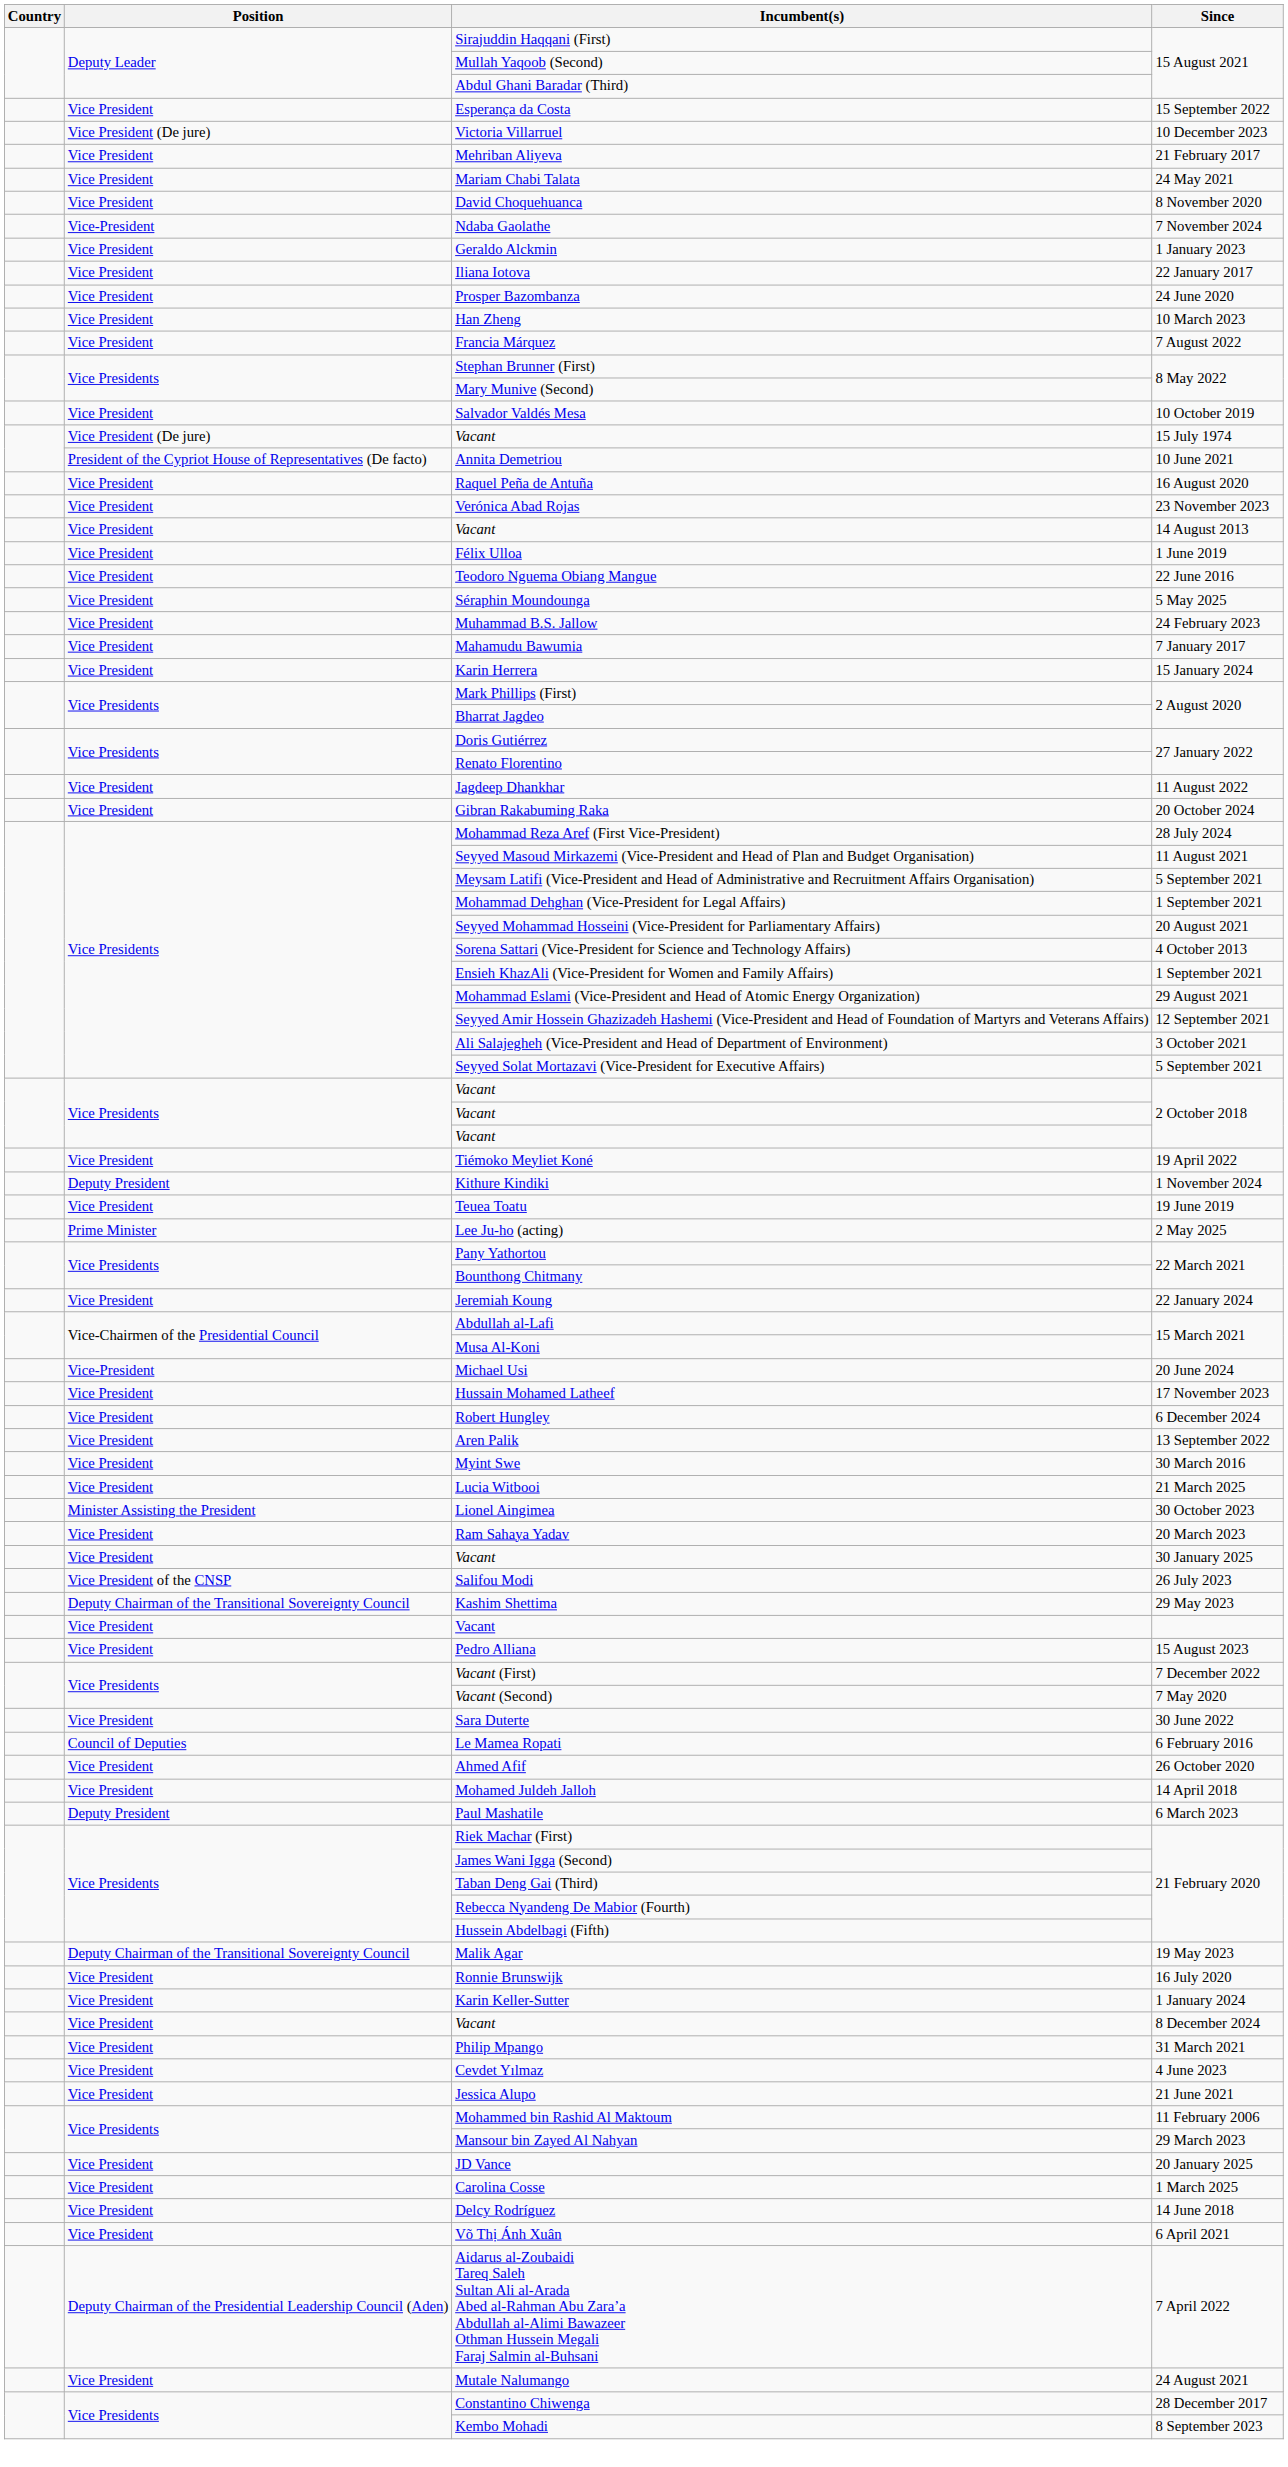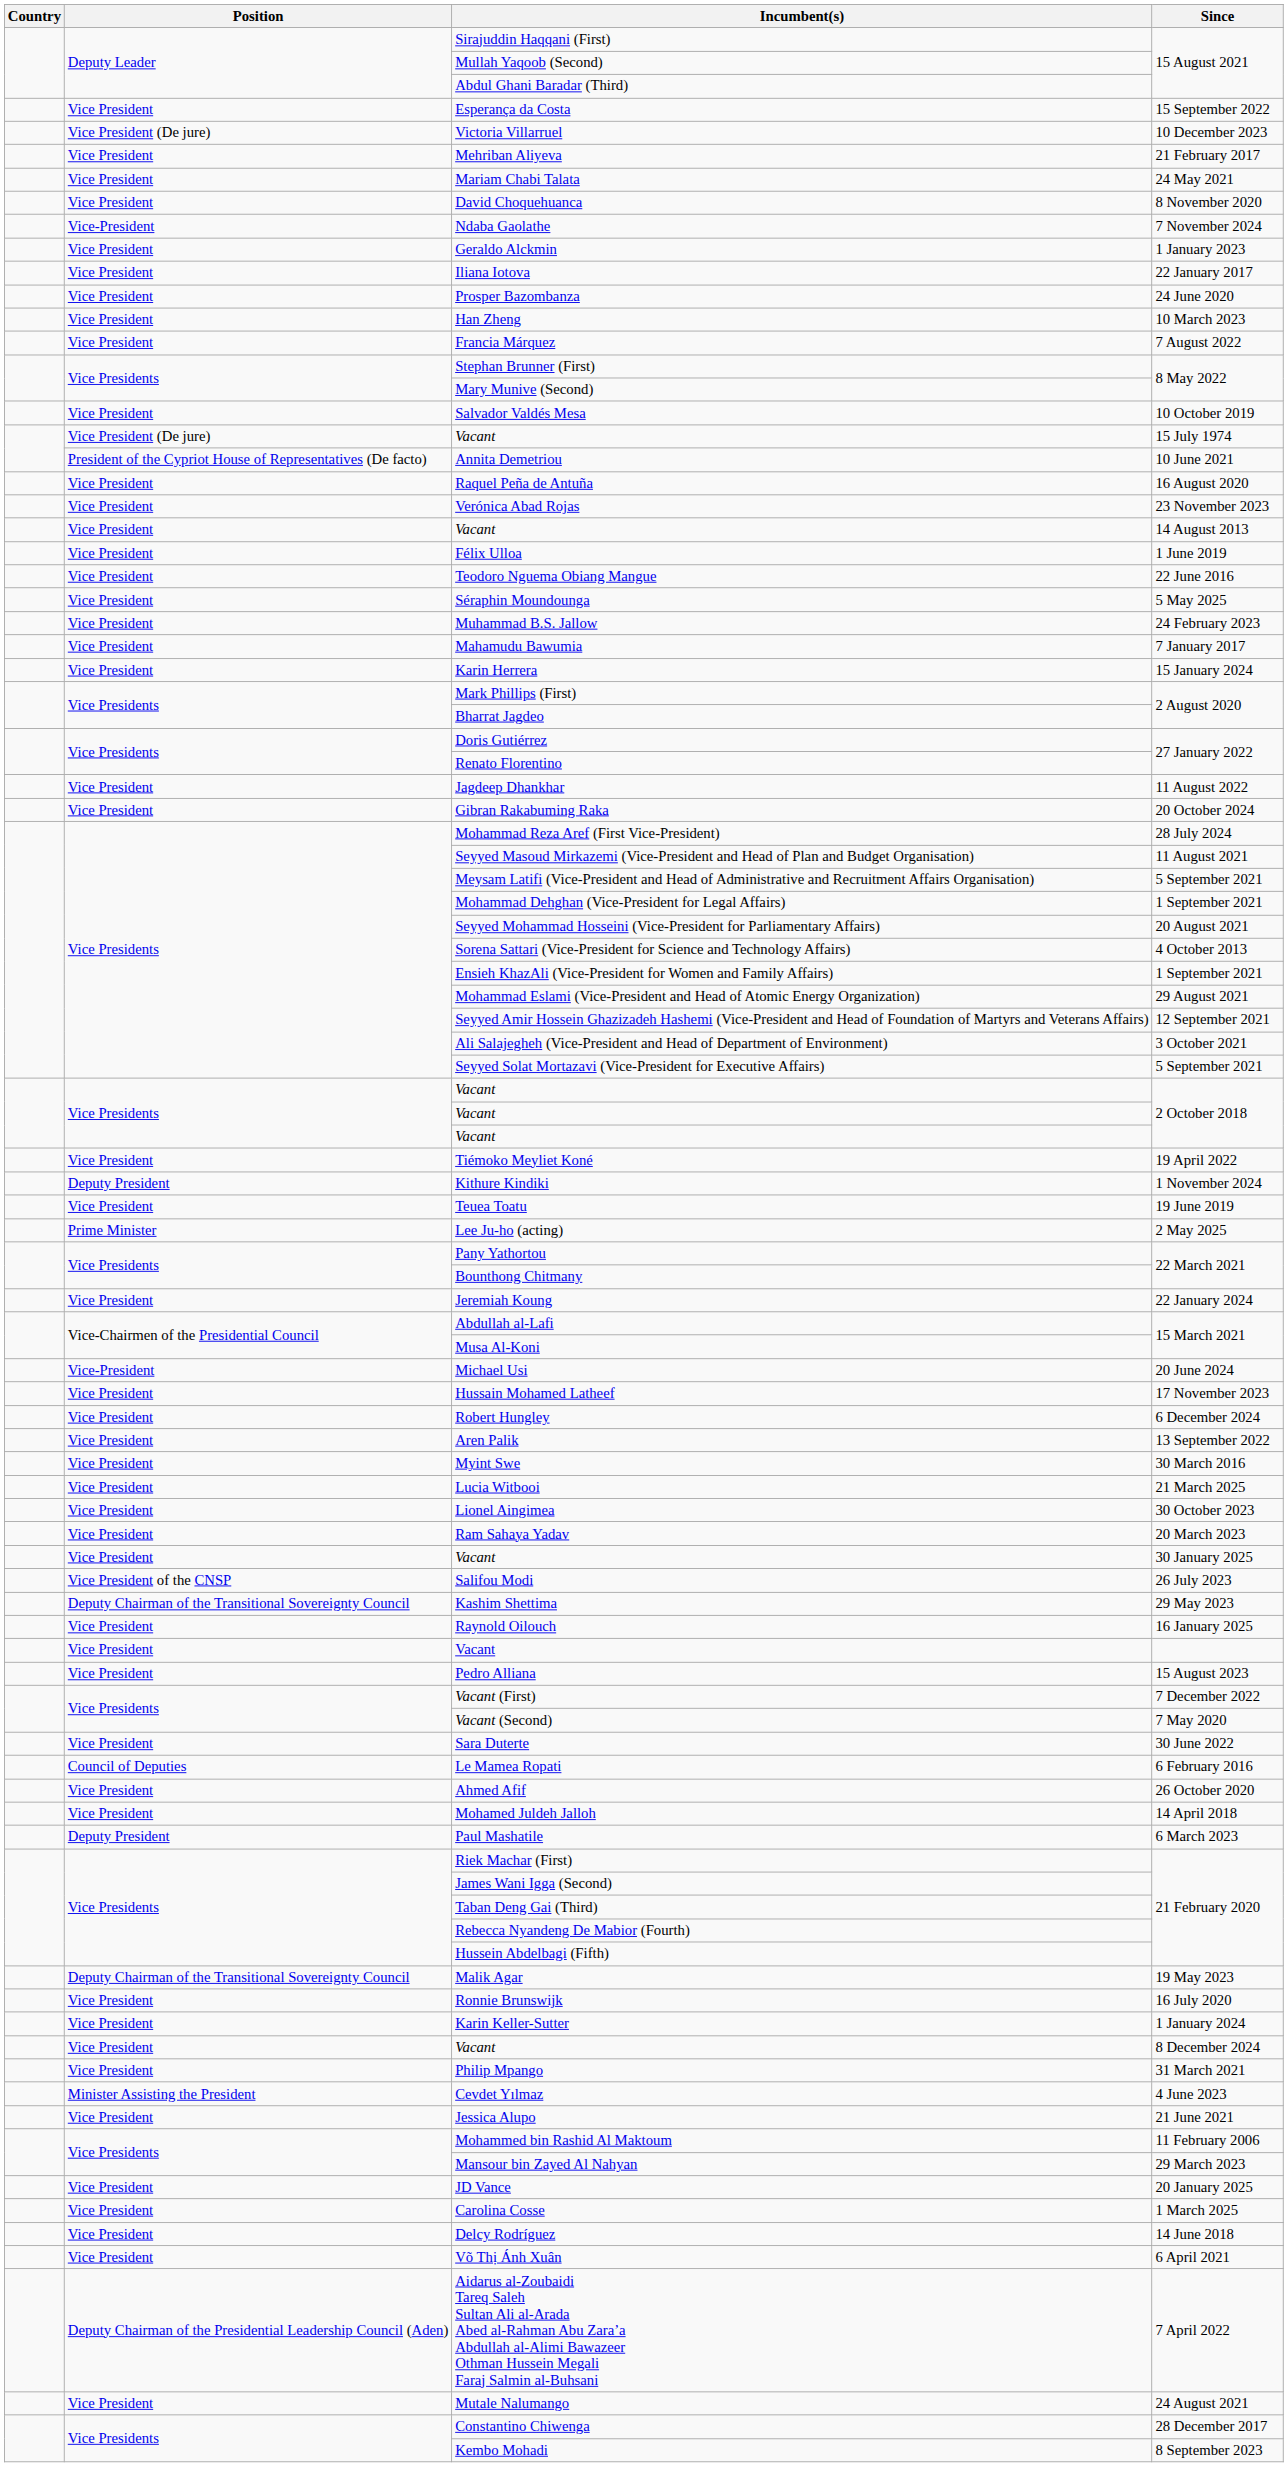(162, 1510) Minister Assisting the President -> (110, 1510) Vice President
+ row: (506, 1626)
(110, 2070) Vice President -> (162, 2093) Minister Assisting the President
